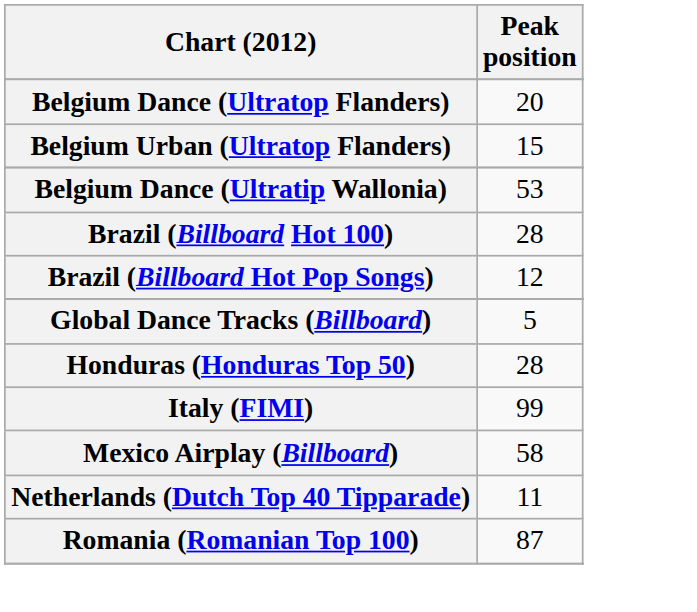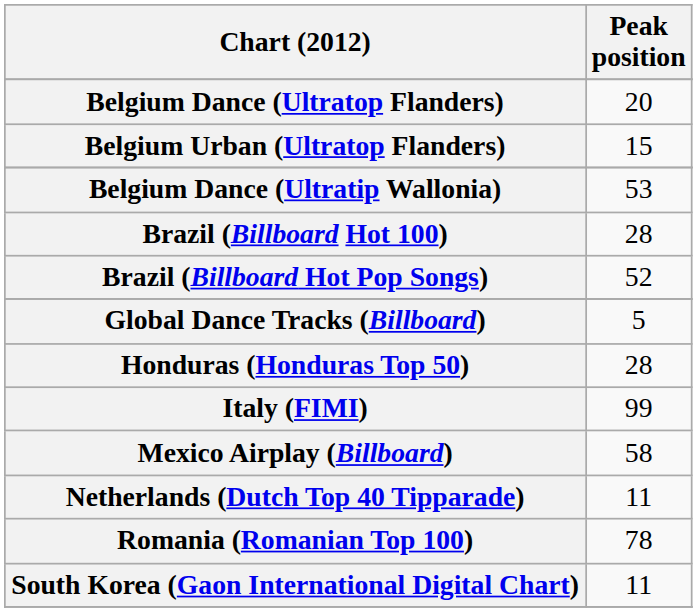(530, 277) 12 -> (639, 277) 52
(530, 540) 87 -> (639, 540) 78
+ row: (295, 584)
